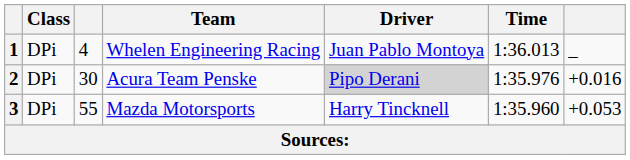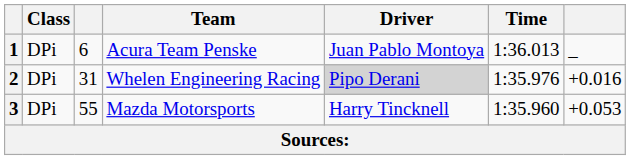(84, 49) 4 -> (84, 49) 6
(213, 49) Whelen Engineering Racing -> (182, 49) Acura Team Penske
(88, 79) 30 -> (88, 79) 31
(182, 79) Acura Team Penske -> (213, 79) Whelen Engineering Racing
